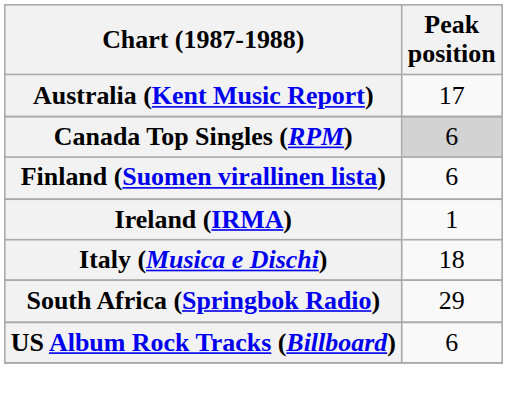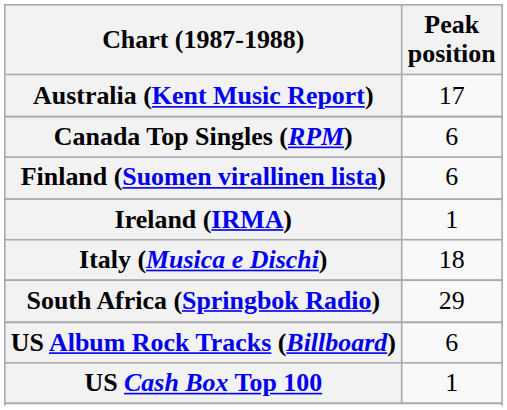(452, 136) lightgrey background -> (452, 136) no background
+ row: (203, 383)
